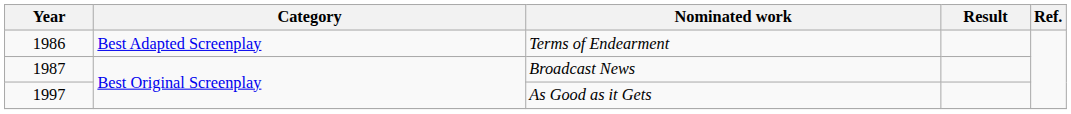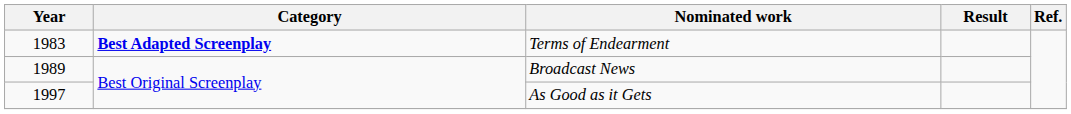(49, 43) 1986 -> (49, 43) 1983
(179, 43) normal -> (184, 43) bold
(49, 69) 1987 -> (49, 69) 1989
